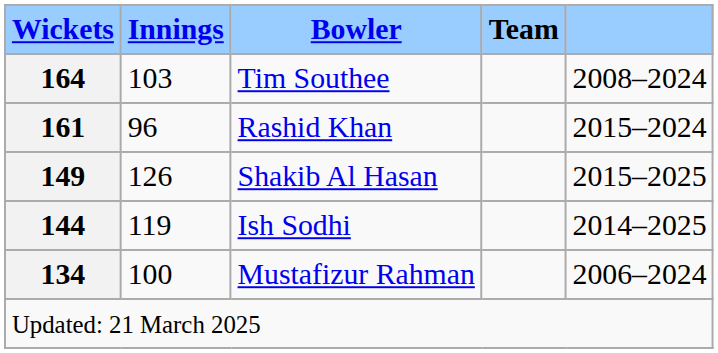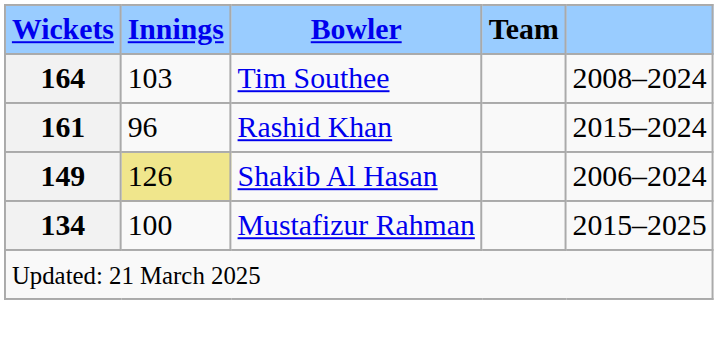(150, 176) no background -> (150, 176) khaki background
(640, 176) 2015–2025 -> (640, 176) 2006–2024
- row: (294, 225)
(640, 274) 2006–2024 -> (640, 225) 2015–2025
